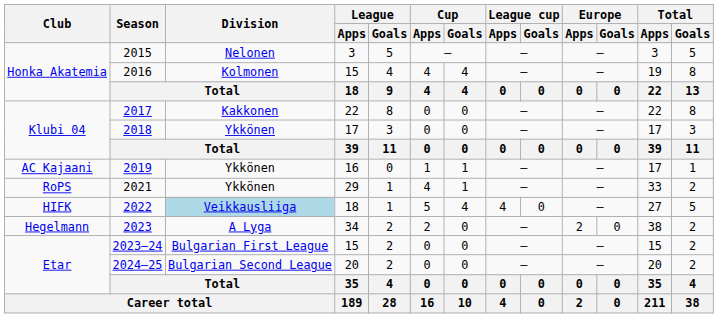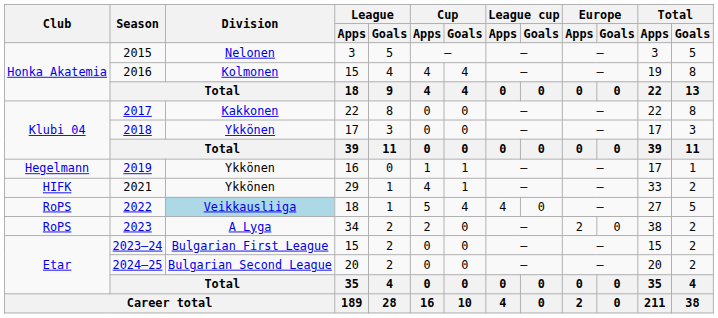(57, 168) AC Kajaani -> (57, 168) Hegelmann
(57, 188) RoPS -> (57, 188) HIFK
(57, 207) HIFK -> (57, 207) RoPS
(57, 226) Hegelmann -> (57, 226) RoPS
